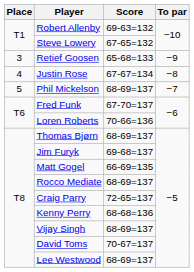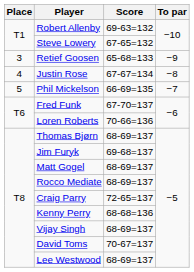(130, 89) 68-69=137 -> (130, 89) 66-69=135
(130, 167) 66-69=135 -> (130, 167) 68-69=137
